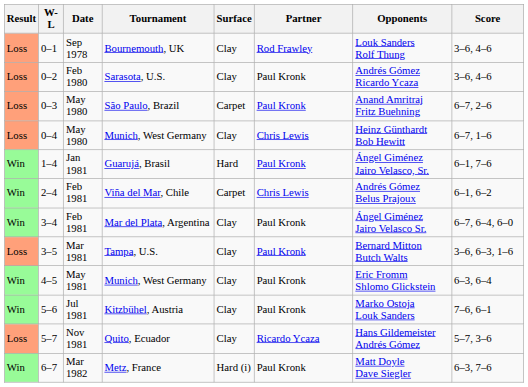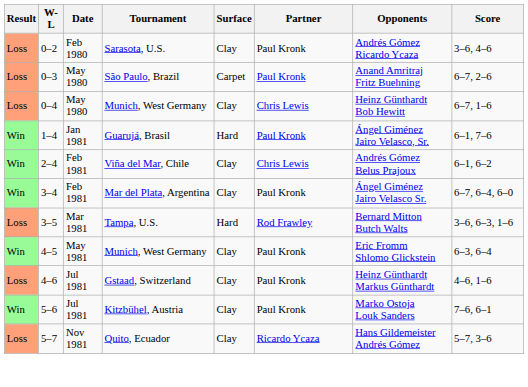- row: (49, 48)
(231, 193) Carpet -> (227, 164) Clay
(227, 251) Clay -> (227, 222) Hard
(281, 251) Paul Kronk -> (284, 222) Rod Frawley
+ row: (49, 280)
- row: (49, 367)
